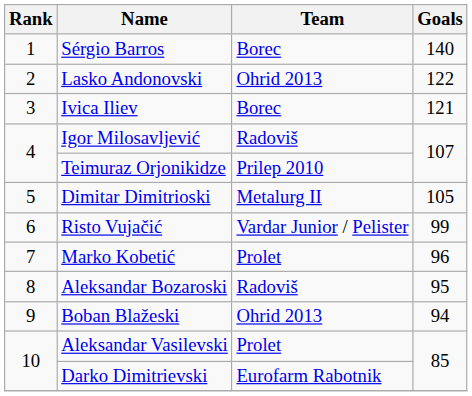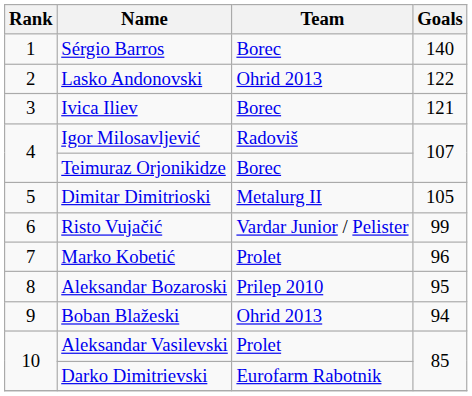(280, 167) Prilep 2010 -> (259, 167) Borec
(267, 286) Radoviš -> (280, 286) Prilep 2010
